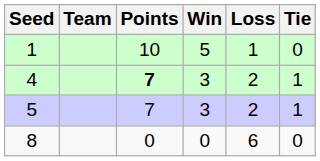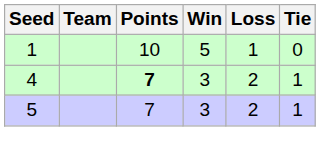- row: (32, 140)
